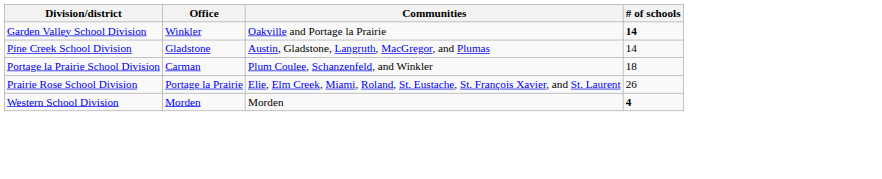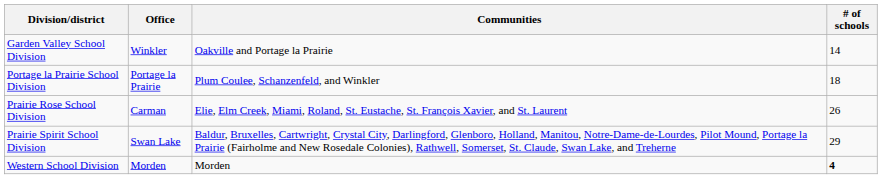(631, 31) bold -> (835, 50) normal
- row: (69, 48)
(183, 66) Carman -> (153, 80) Portage la Prairie
(204, 84) Portage la Prairie -> (148, 110) Carman
+ row: (53, 141)
